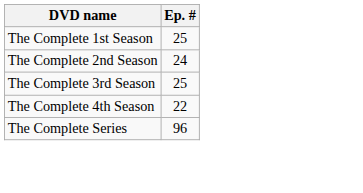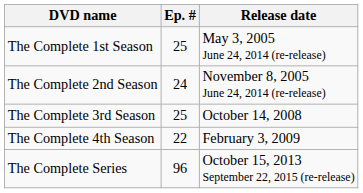+ column: (278, 15)
